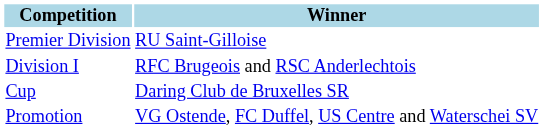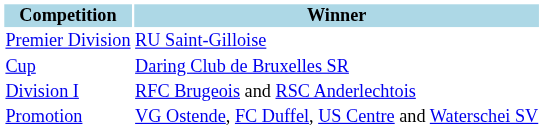rows swapped: (21, 90) <-> (42, 65)
